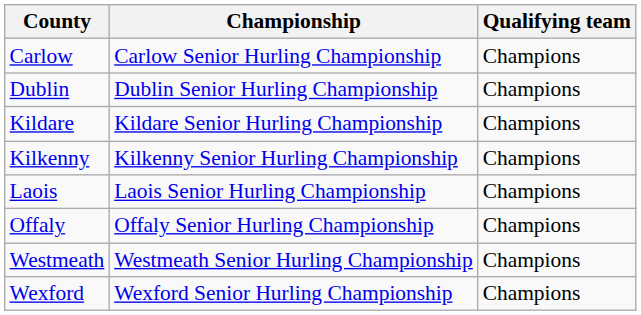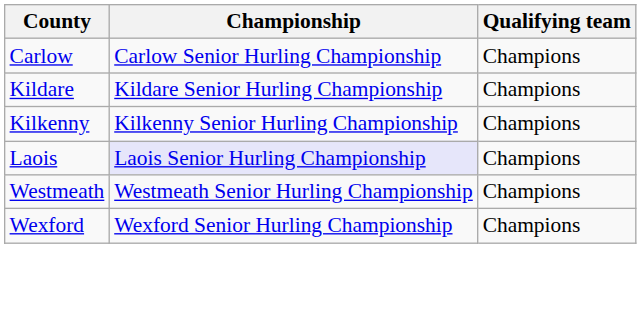- row: (39, 89)
(270, 191) no background -> (270, 157) lavender background
- row: (37, 225)
